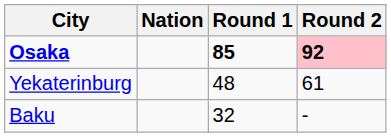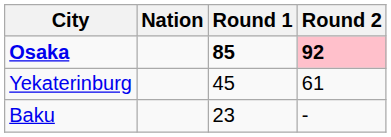(224, 83) 48 -> (224, 83) 45
(224, 115) 32 -> (224, 115) 23
